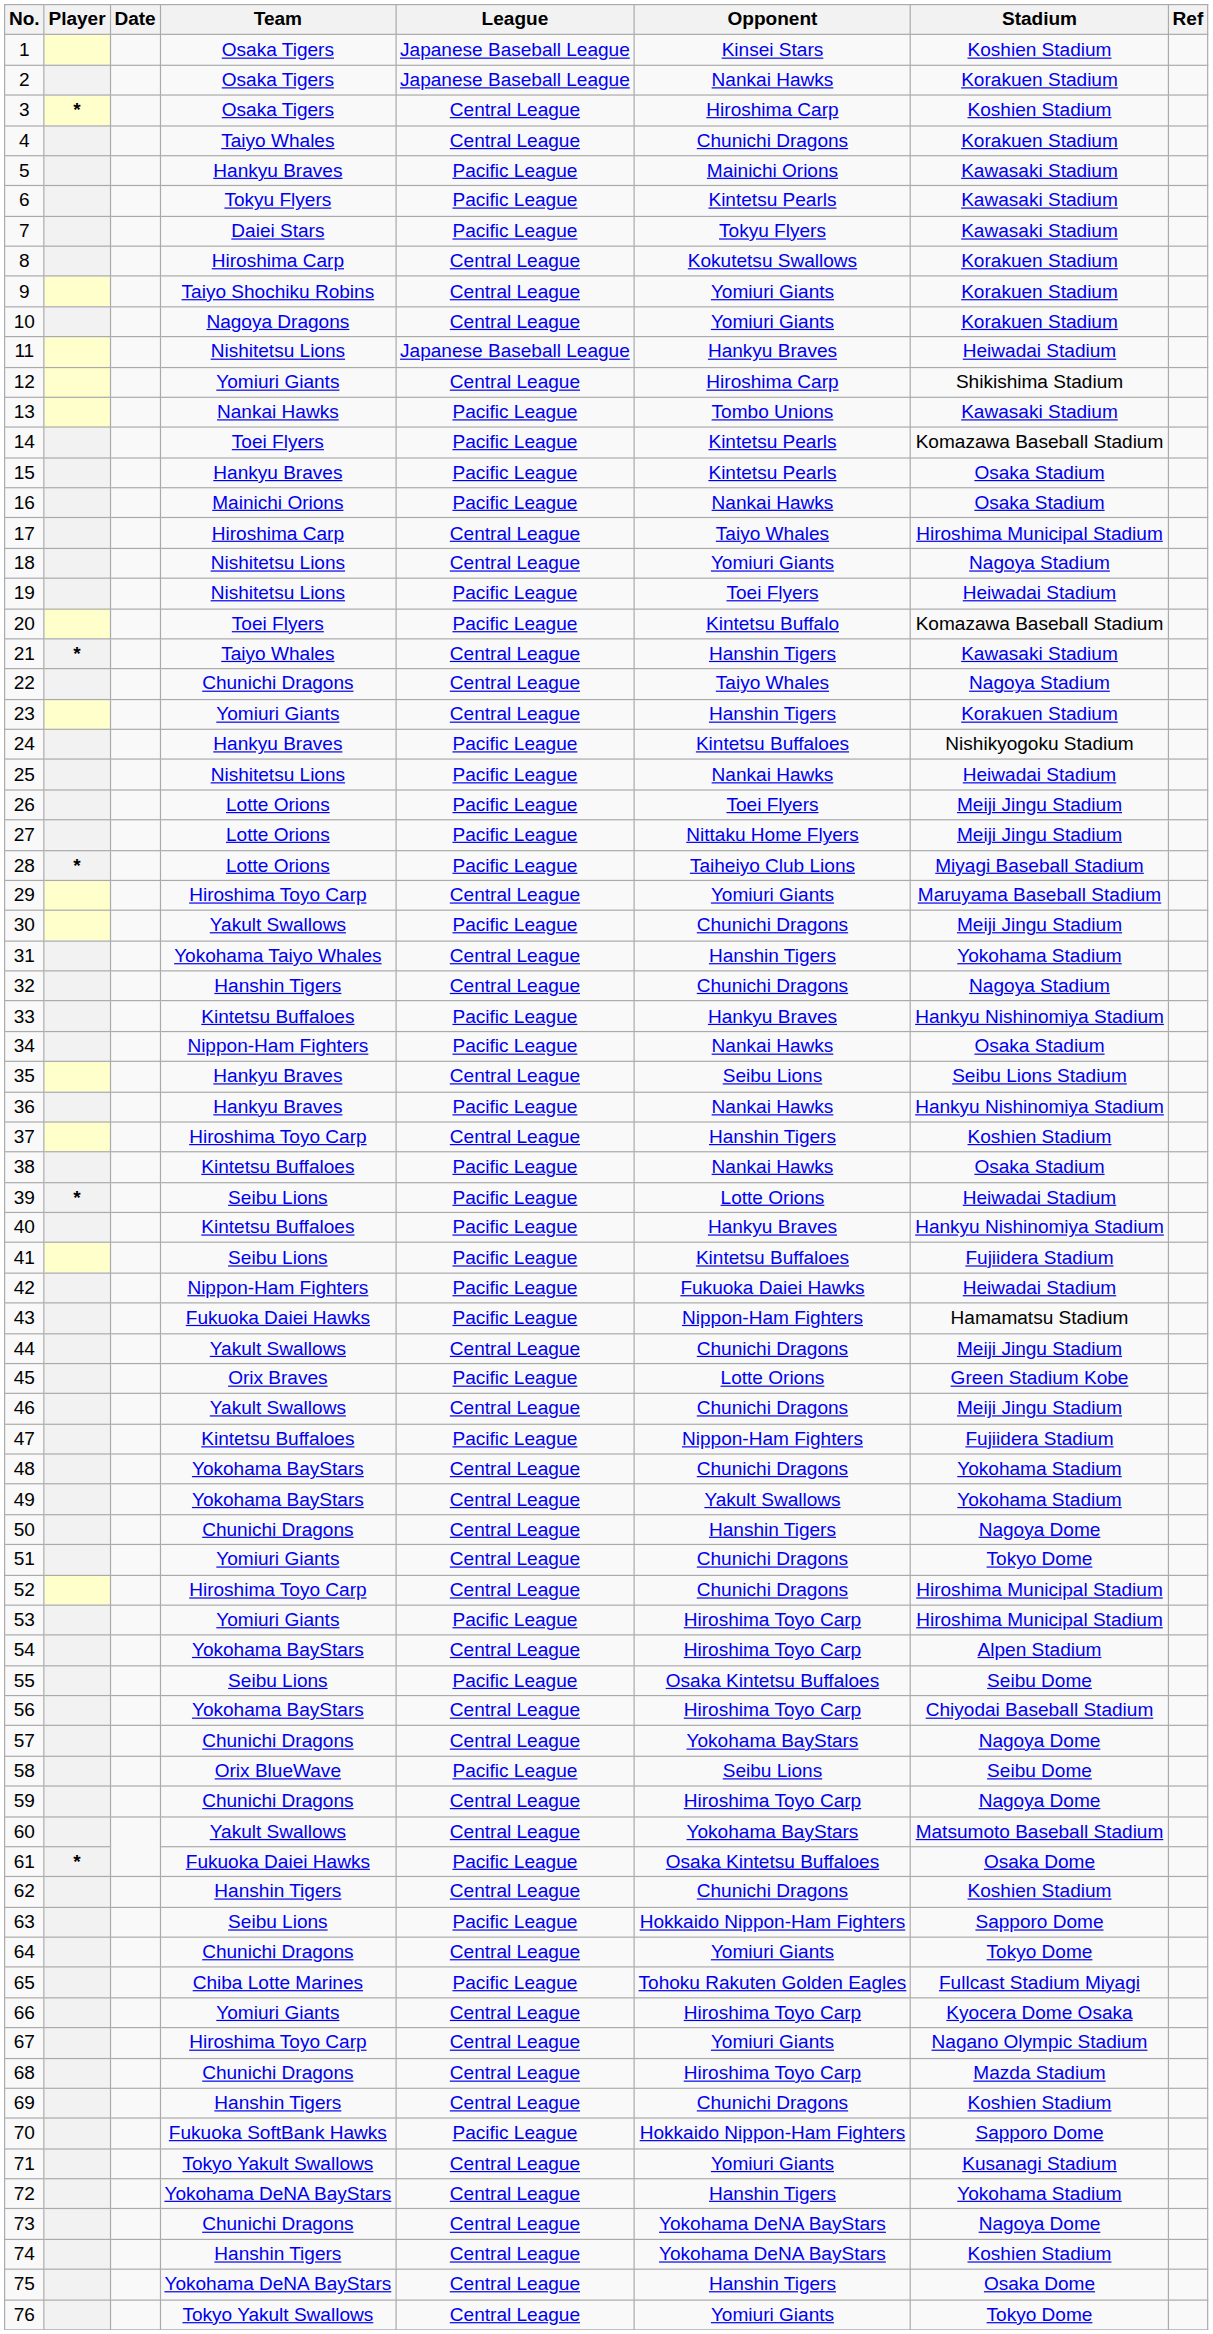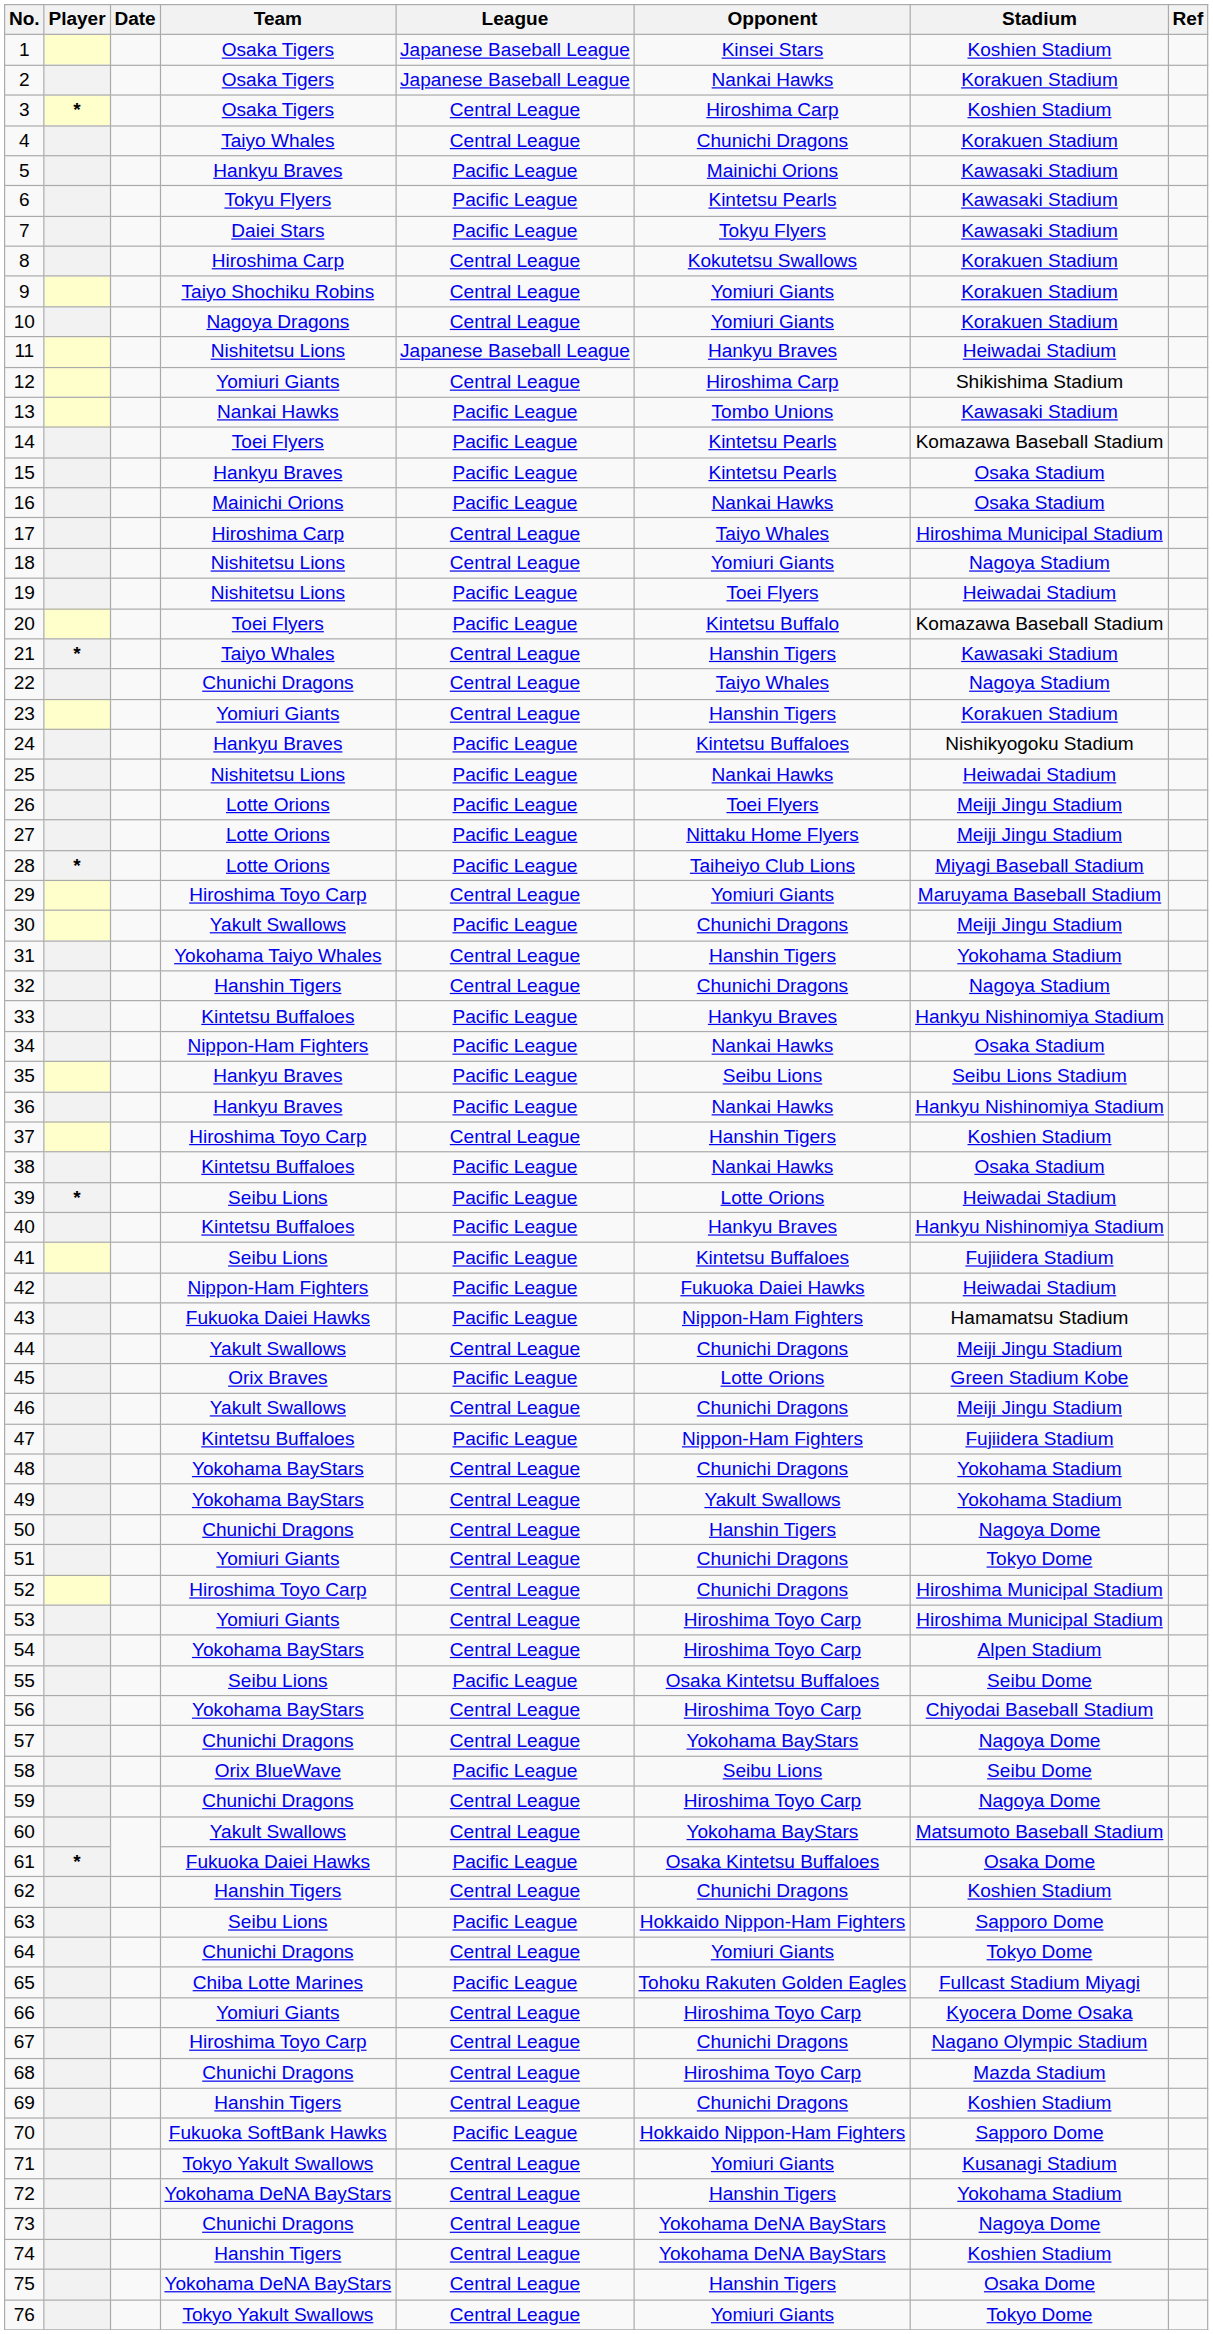(515, 1076) Central League -> (515, 1076) Pacific League
(515, 1619) Pacific League -> (515, 1619) Central League
(772, 2042) Yomiuri Giants -> (772, 2042) Chunichi Dragons
